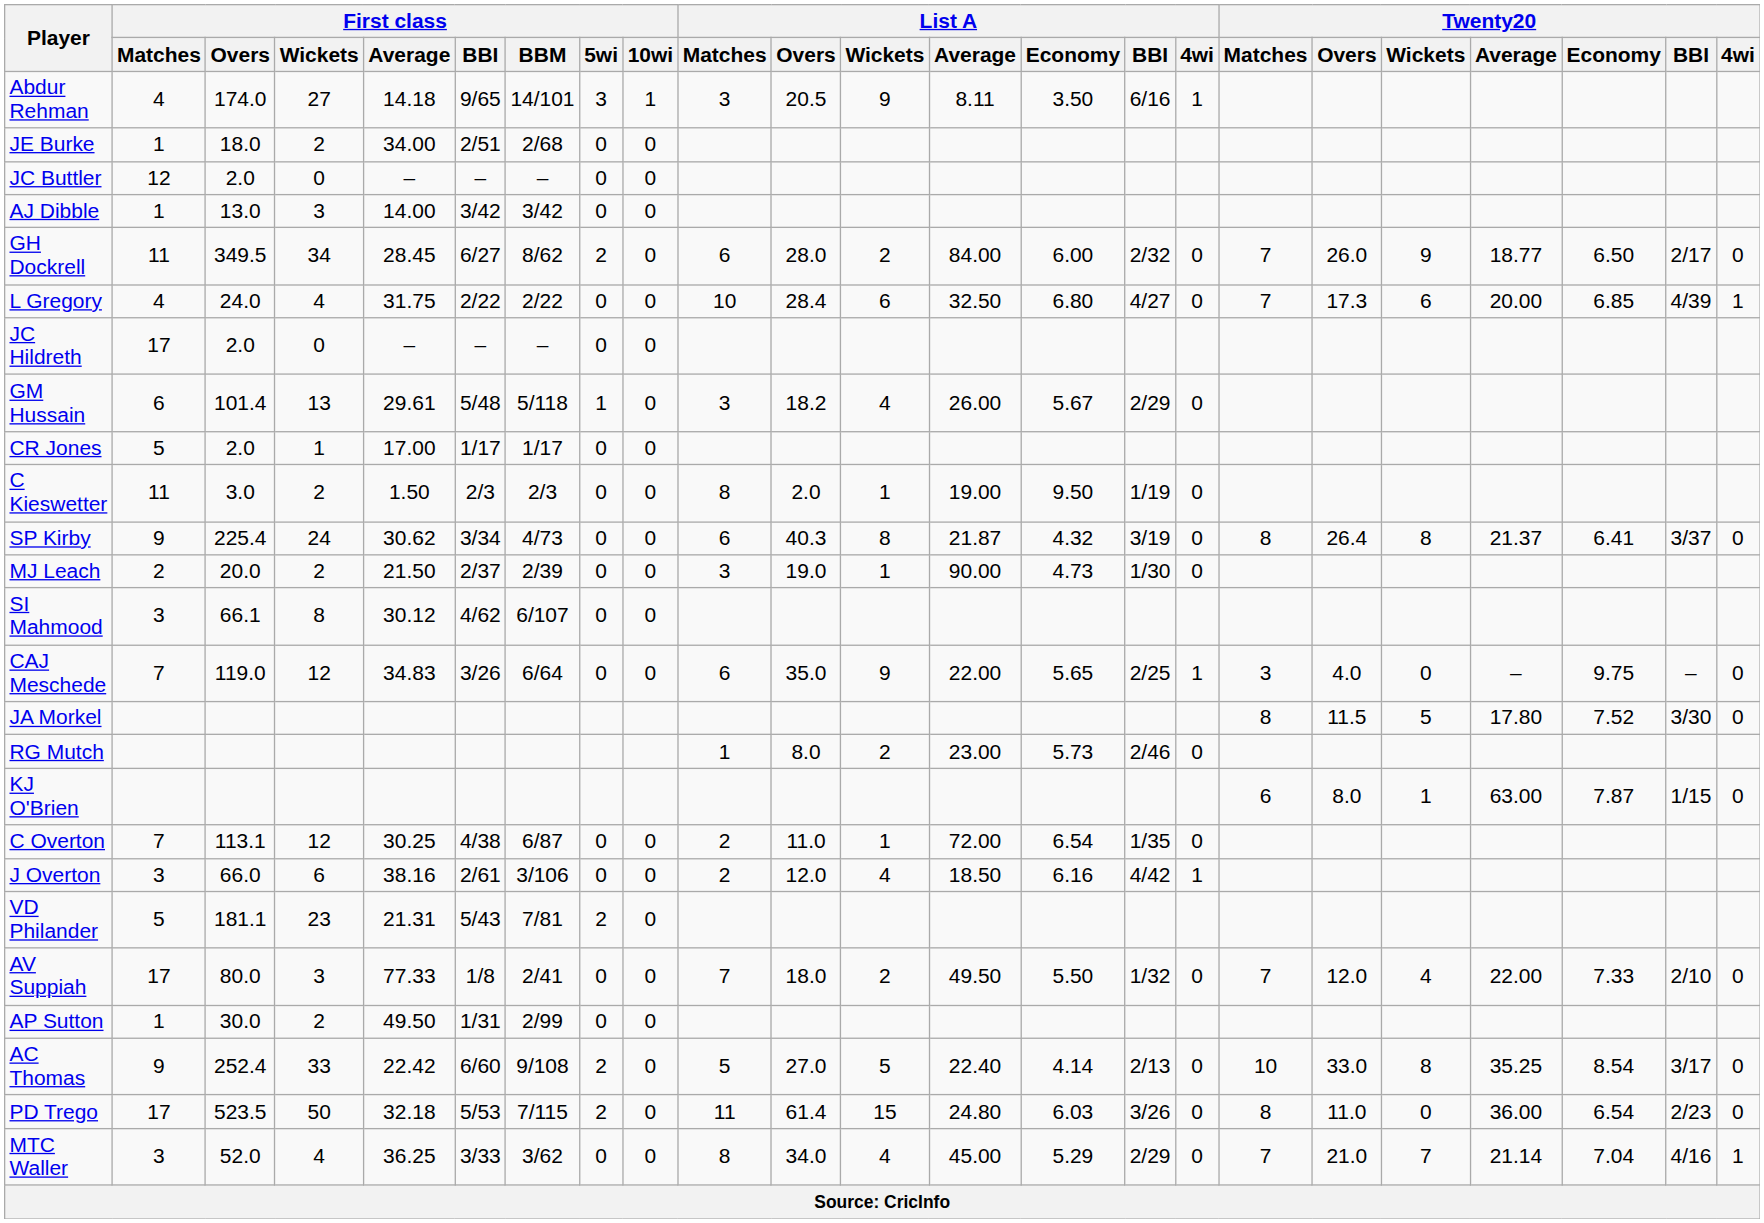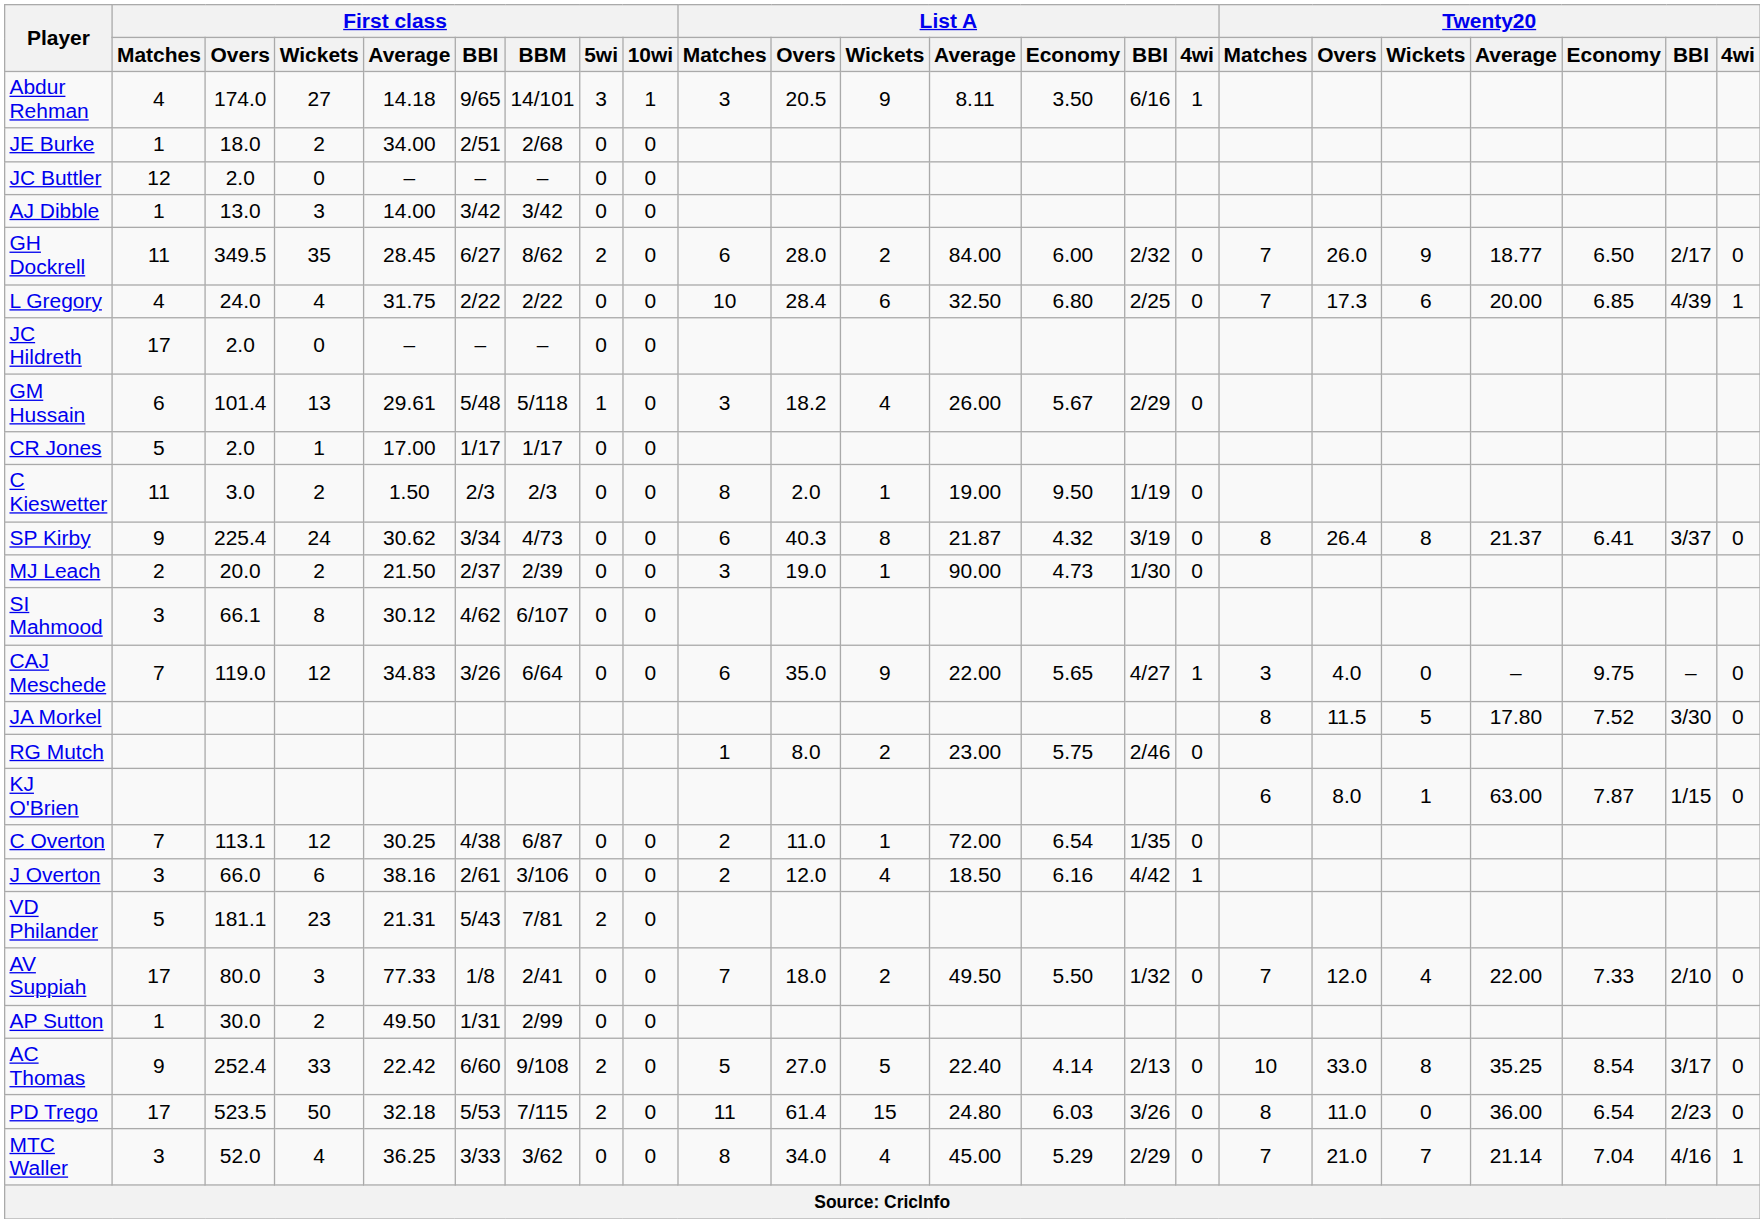(319, 255) 34 -> (319, 255) 35
(1150, 300) 4/27 -> (1150, 300) 2/25
(1150, 673) 2/25 -> (1150, 673) 4/27
(1073, 751) 5.73 -> (1073, 751) 5.75
